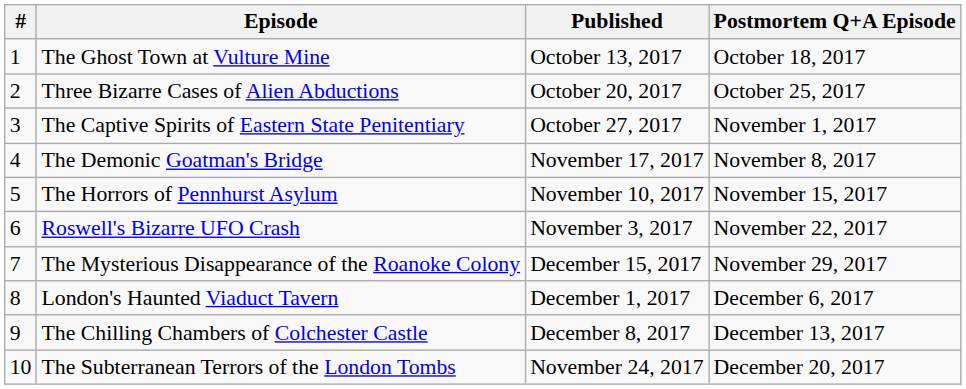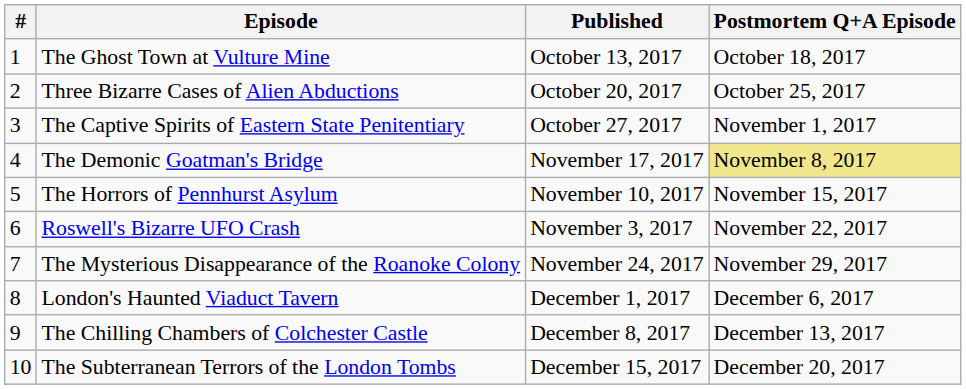(795, 159) no background -> (795, 159) khaki background
(616, 263) December 15, 2017 -> (617, 263) November 24, 2017
(617, 366) November 24, 2017 -> (616, 366) December 15, 2017
